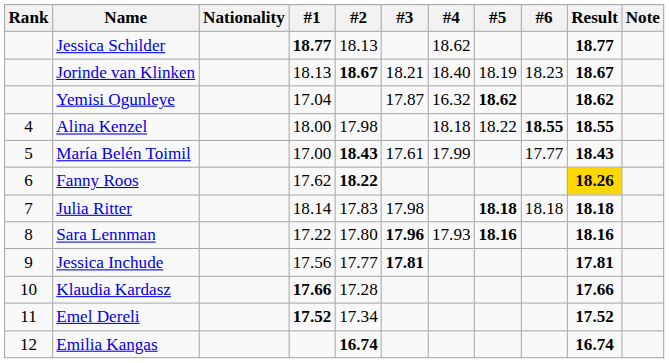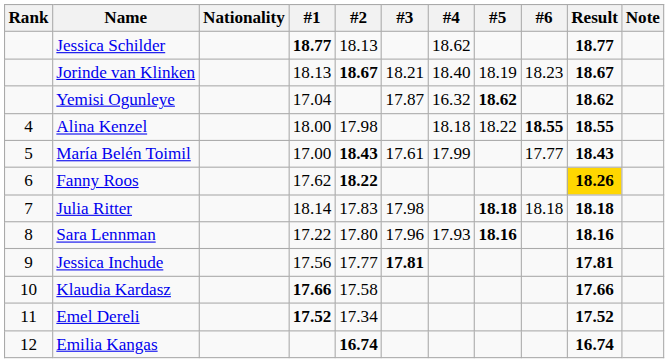(405, 235) bold -> (405, 235) normal
(358, 289) 17.28 -> (358, 289) 17.58
